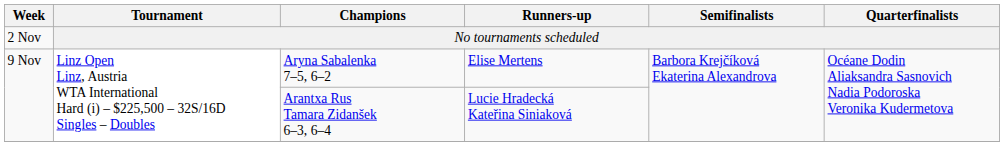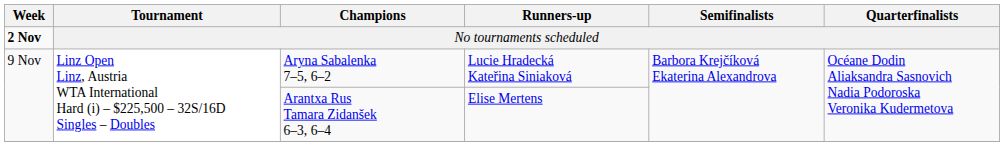(24, 38) normal -> (24, 38) bold
(505, 60) Elise Mertens -> (520, 68) Lucie Hradecká Kateřina Siniaková
(520, 106) Lucie Hradecká Kateřina Siniaková -> (505, 98) Elise Mertens
